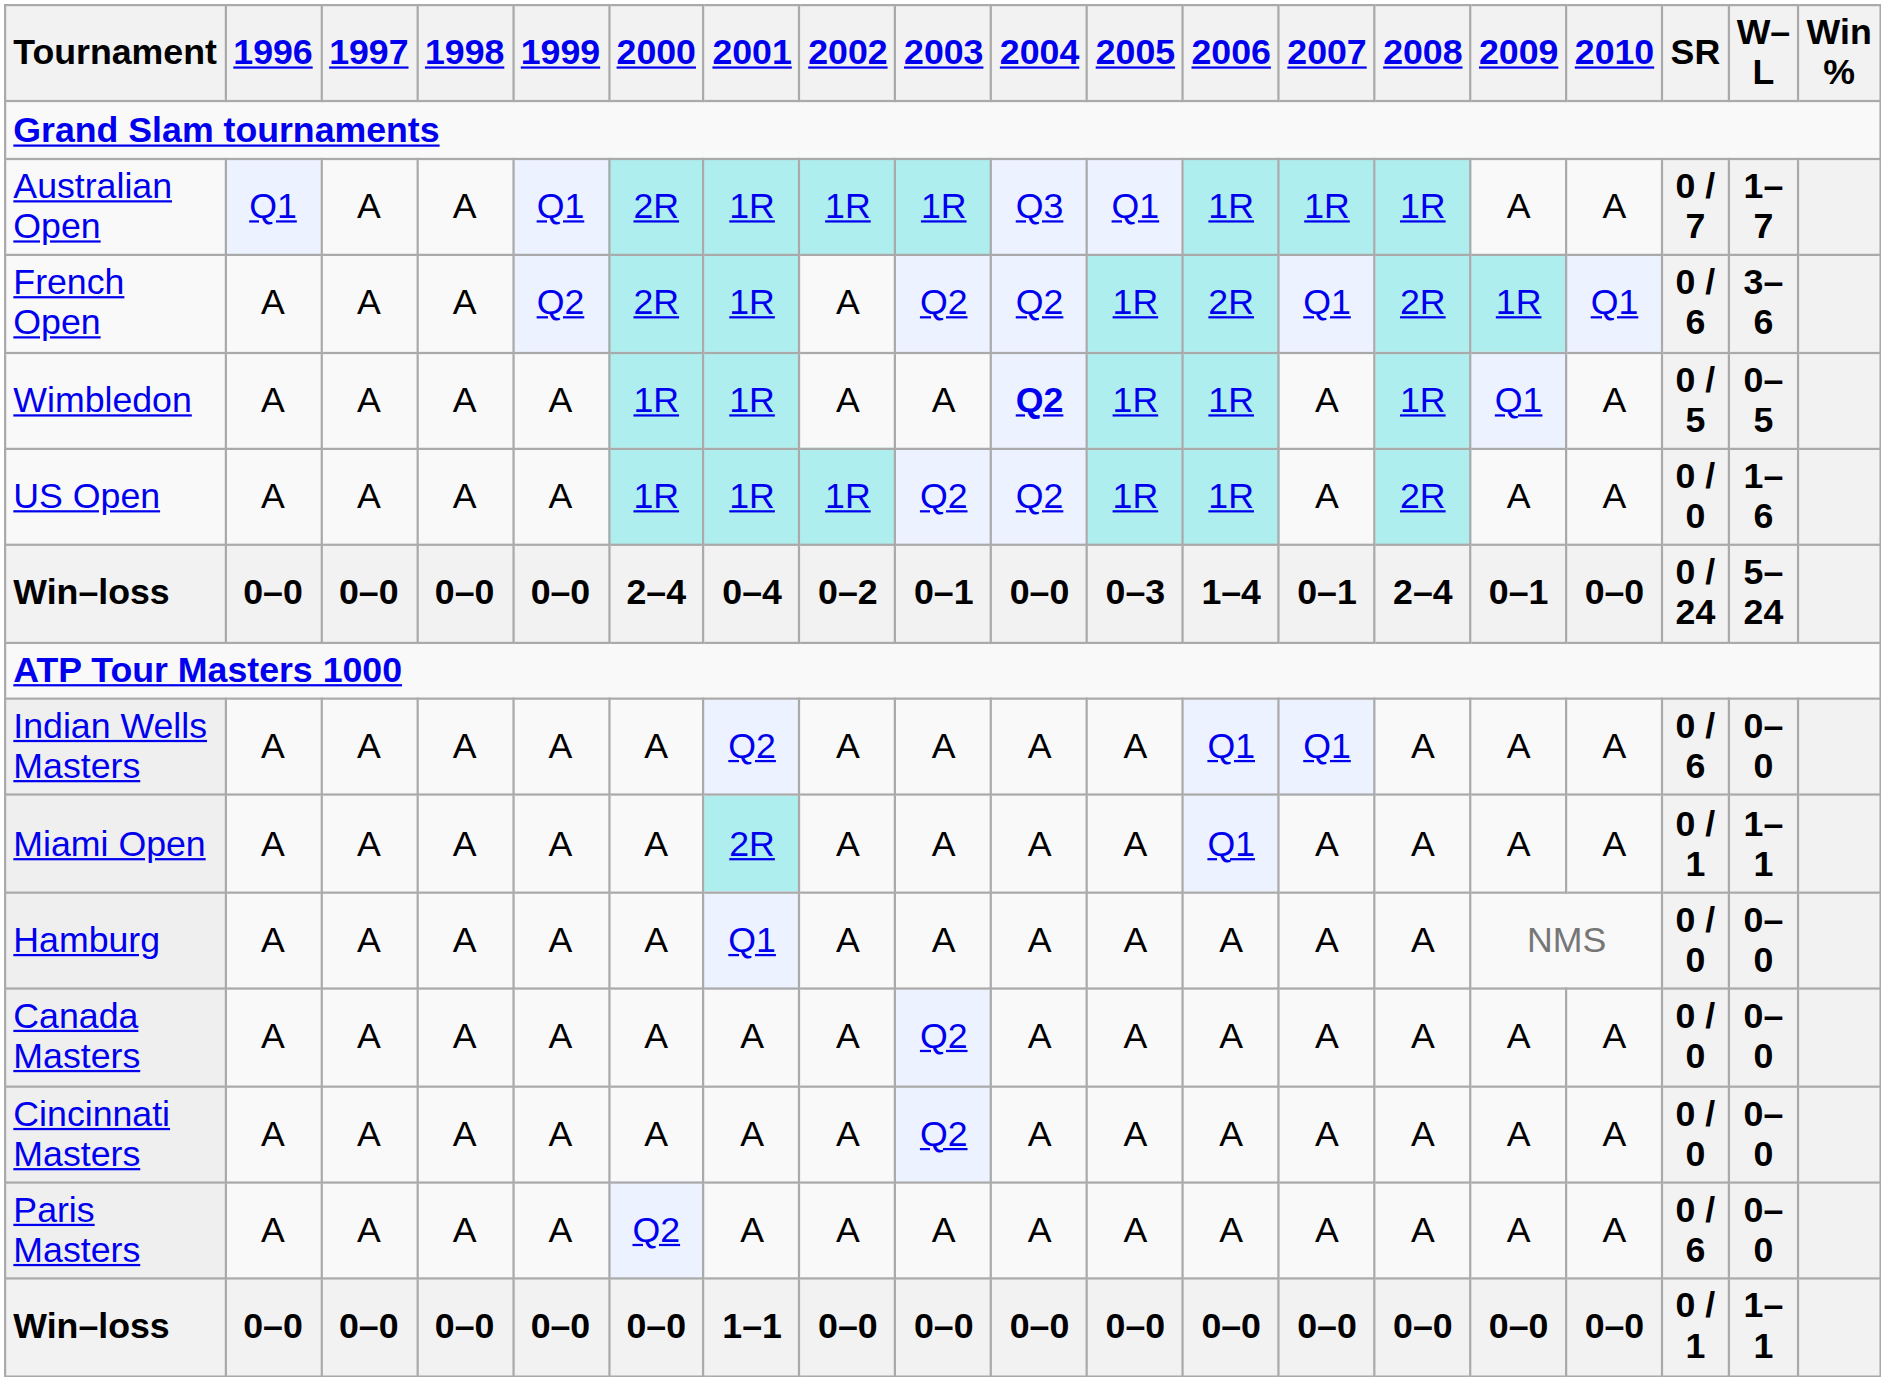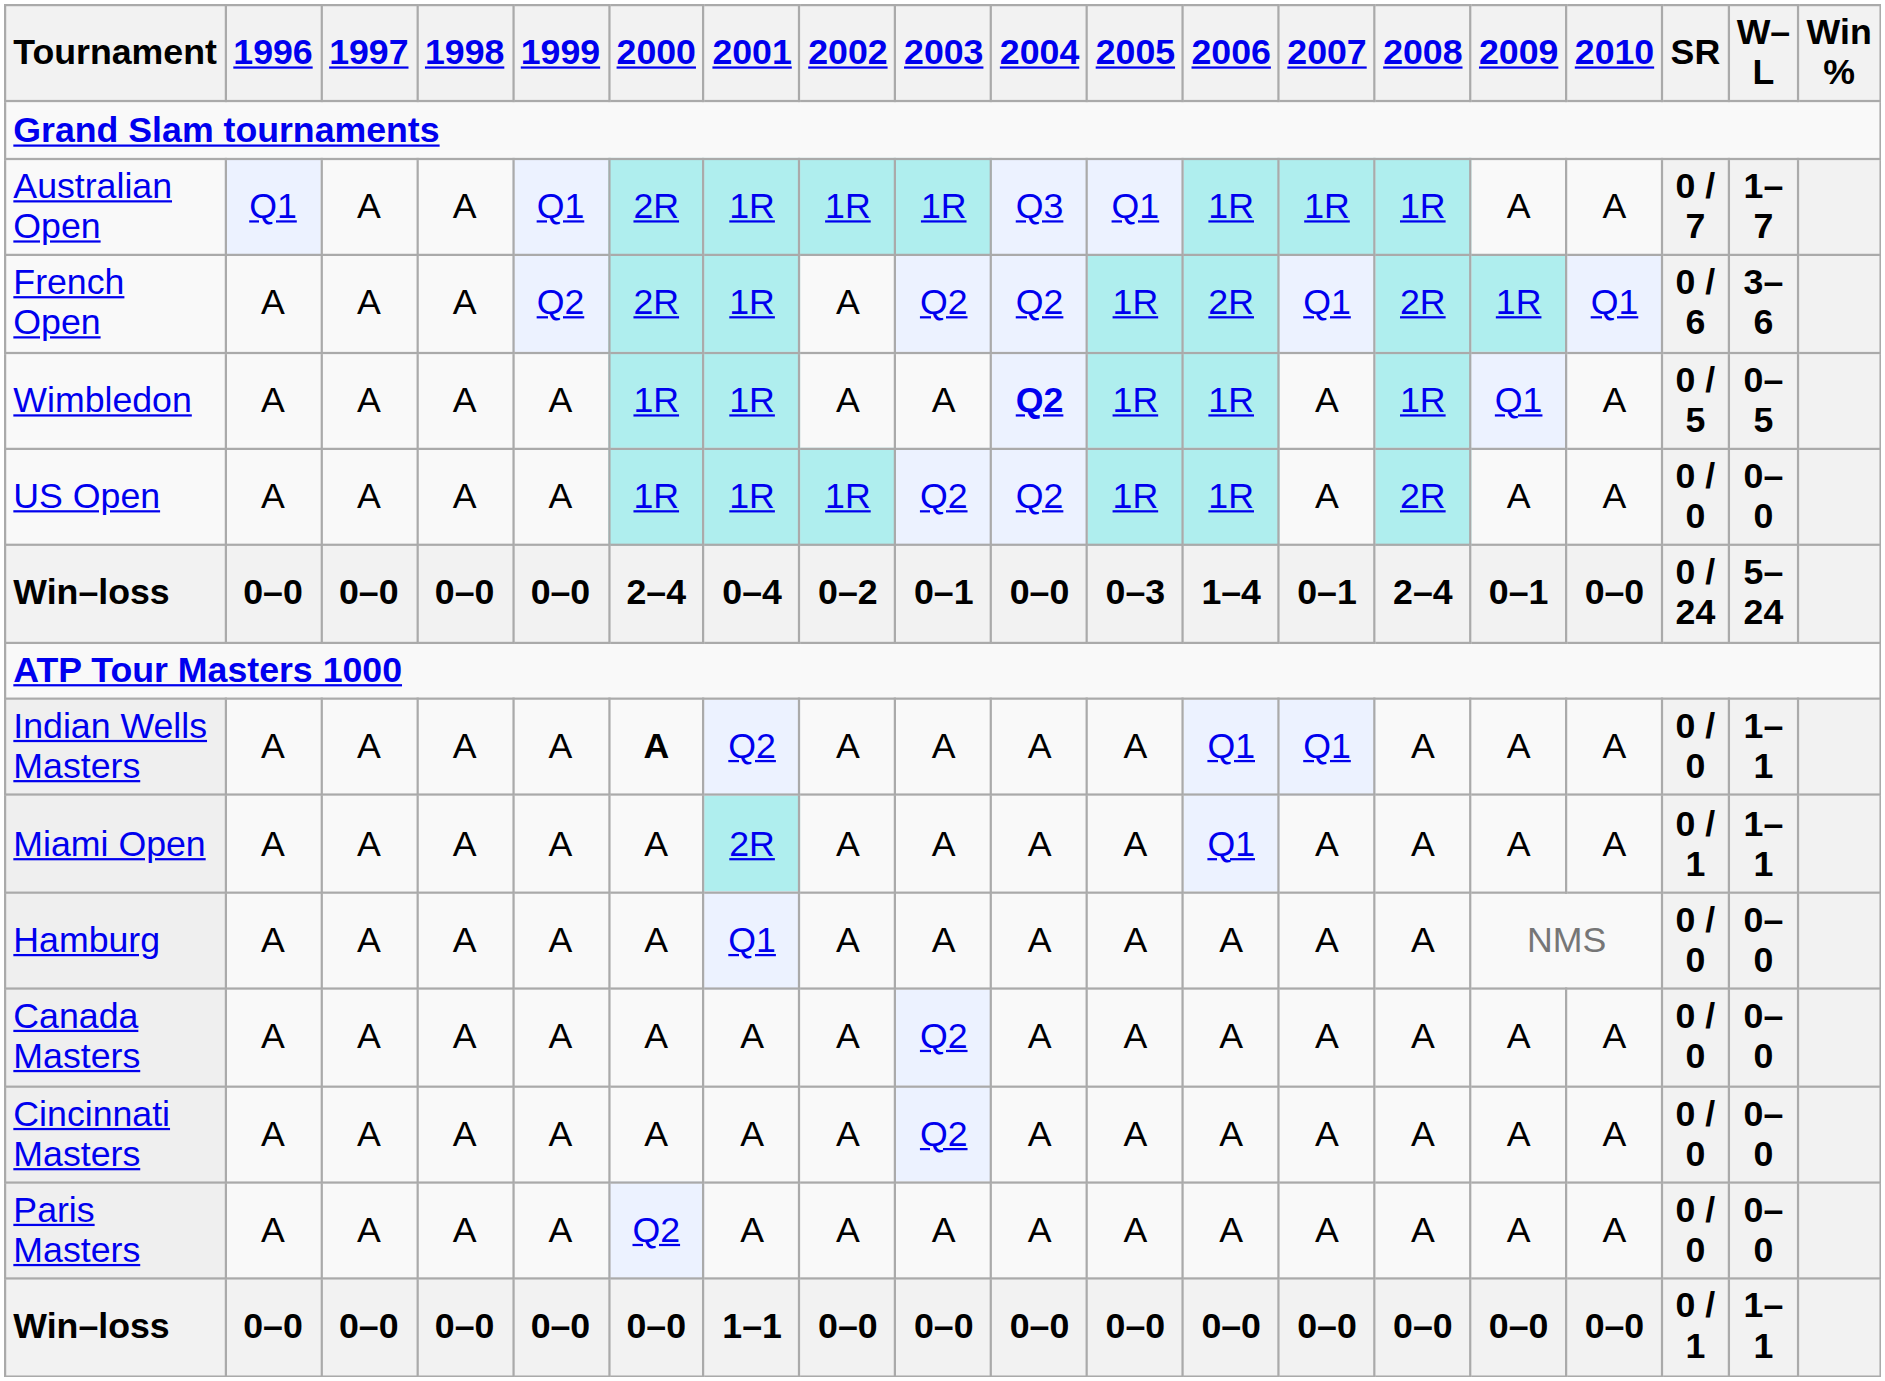(1763, 496) 1–6 -> (1763, 496) 0–0
(656, 746) normal -> (656, 746) bold
(1695, 746) 0 / 6 -> (1695, 746) 0 / 0
(1763, 746) 0–0 -> (1763, 746) 1–1
(1695, 1230) 0 / 6 -> (1695, 1230) 0 / 0
